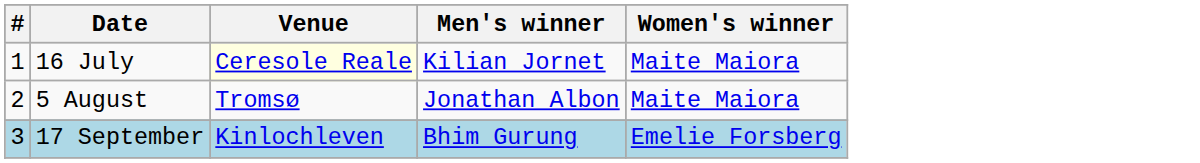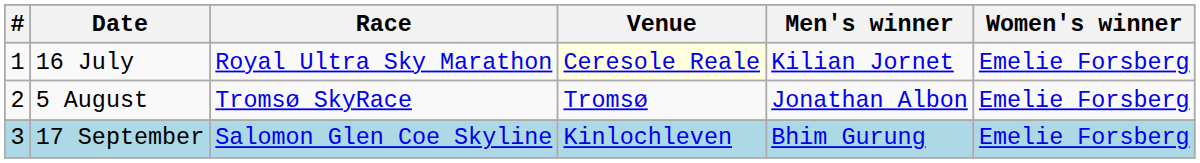+ column: (384, 24)
(715, 62) Maite Maiora -> (1084, 62) Emelie Forsberg
(715, 100) Maite Maiora -> (1084, 100) Emelie Forsberg
